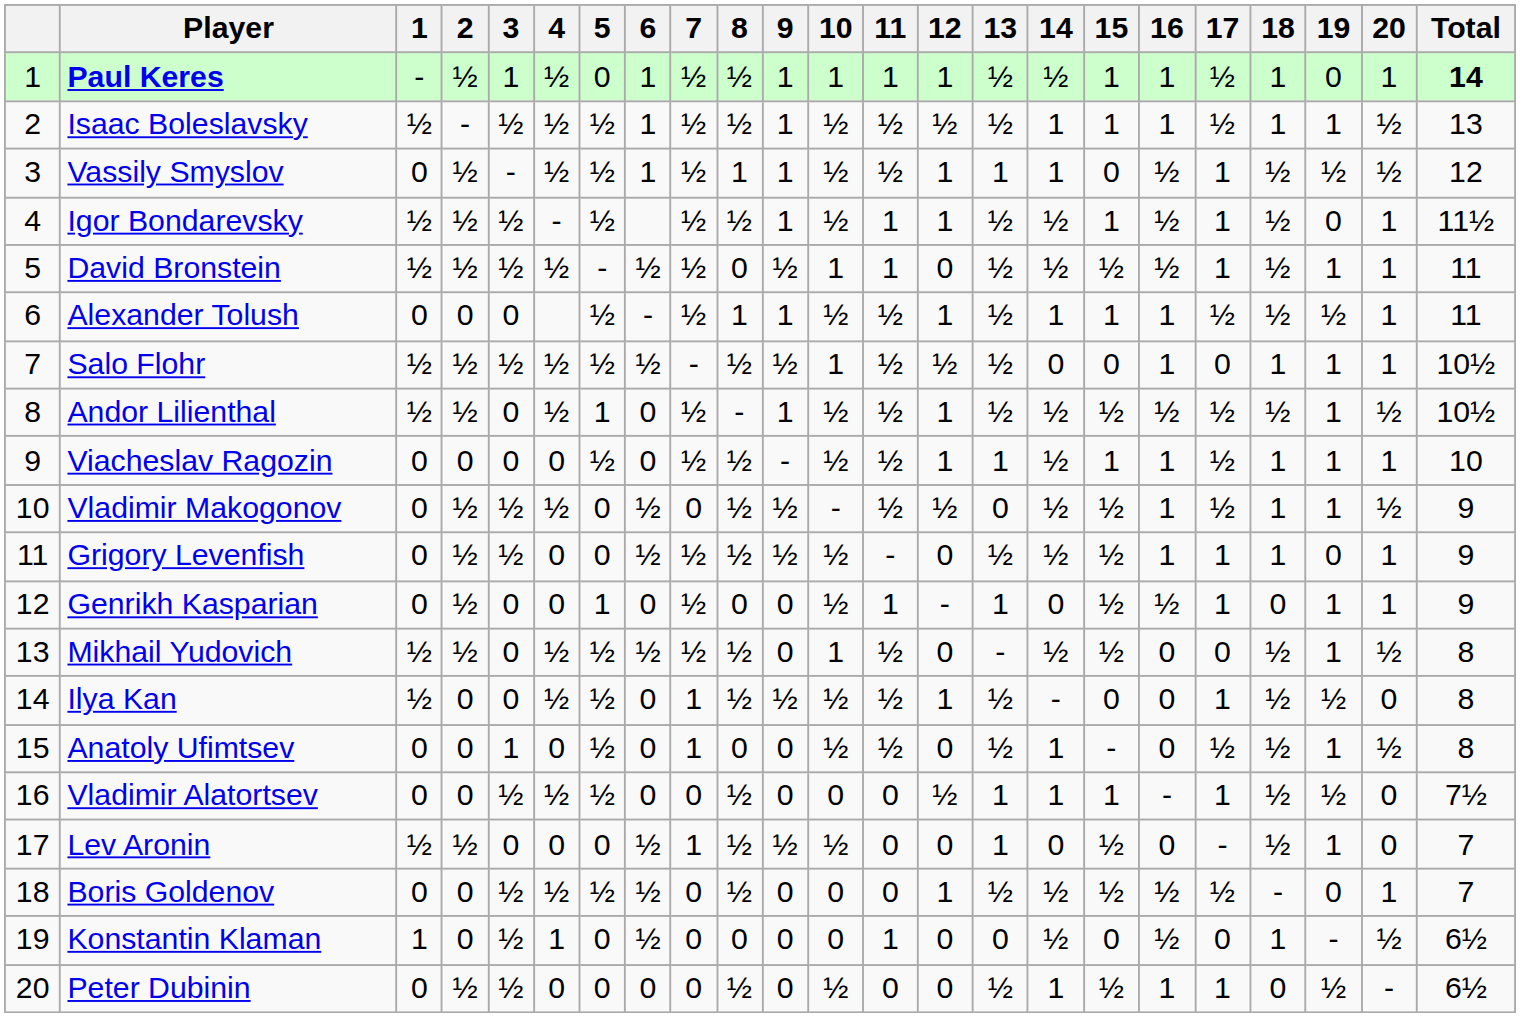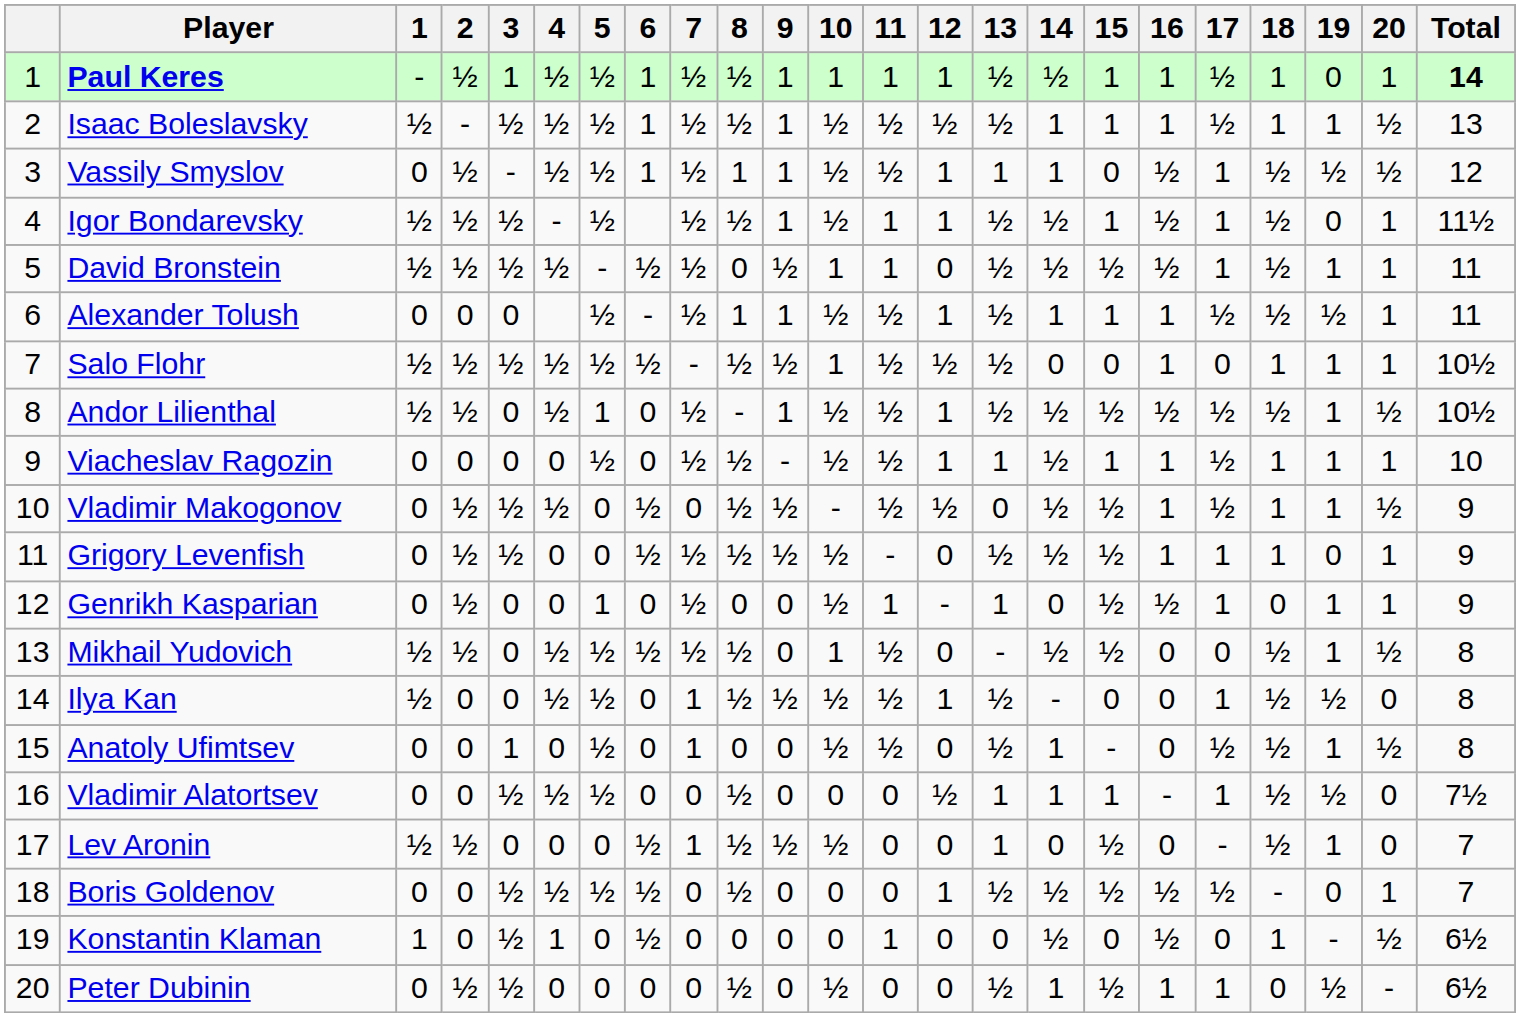(602, 76) 0 -> (602, 76) ½
